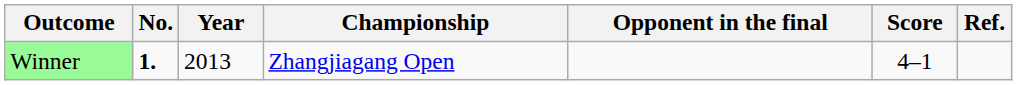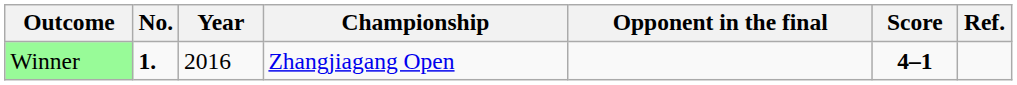(208, 60) 2013 -> (208, 60) 2016
(915, 60) normal -> (915, 60) bold
